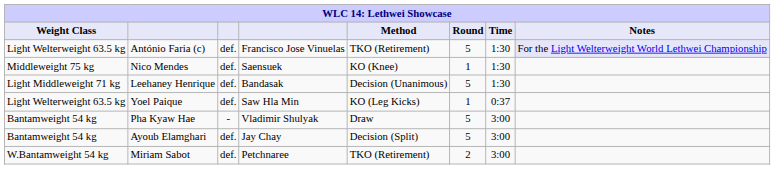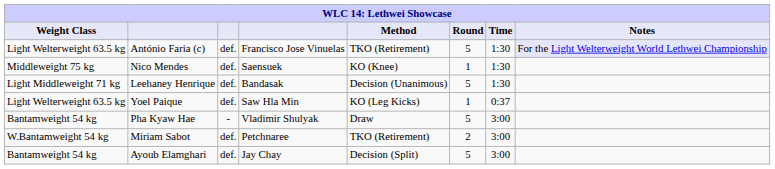rows swapped: (160, 154) <-> (168, 137)
